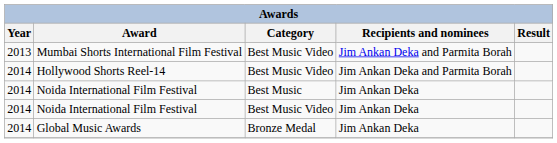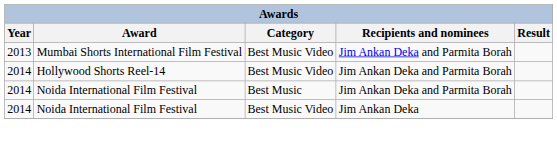(379, 90) Jim Ankan Deka -> (425, 90) Jim Ankan Deka and Parmita Borah
- row: (89, 128)
